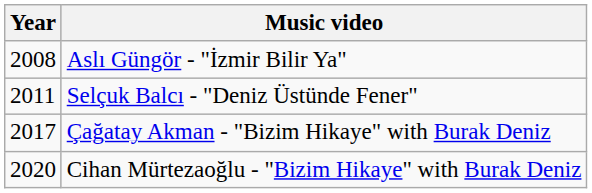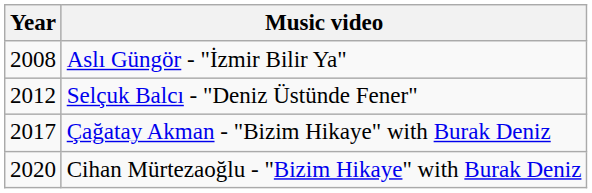(33, 95) 2011 -> (33, 95) 2012
